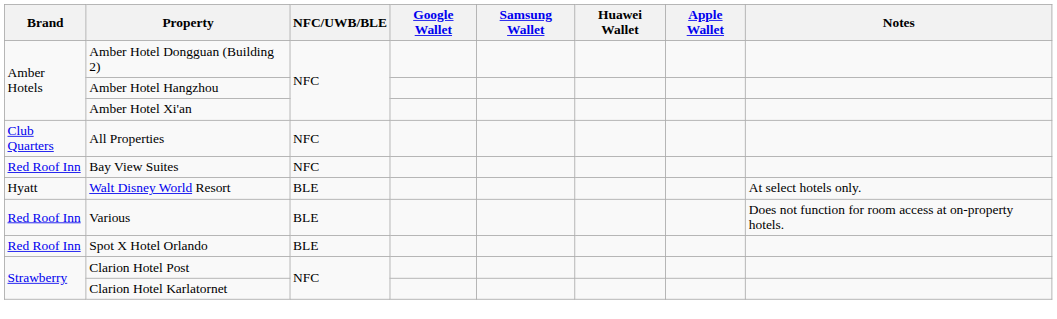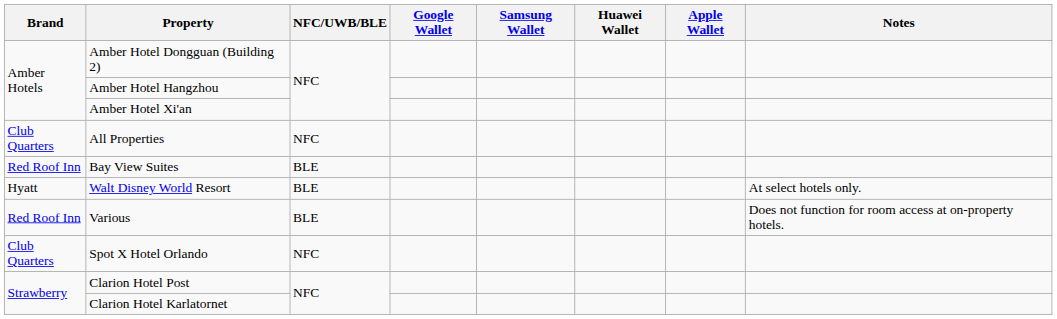(306, 167) NFC -> (306, 167) BLE
(44, 246) Red Roof Inn -> (31, 253) Club Quarters
(306, 246) BLE -> (306, 253) NFC
